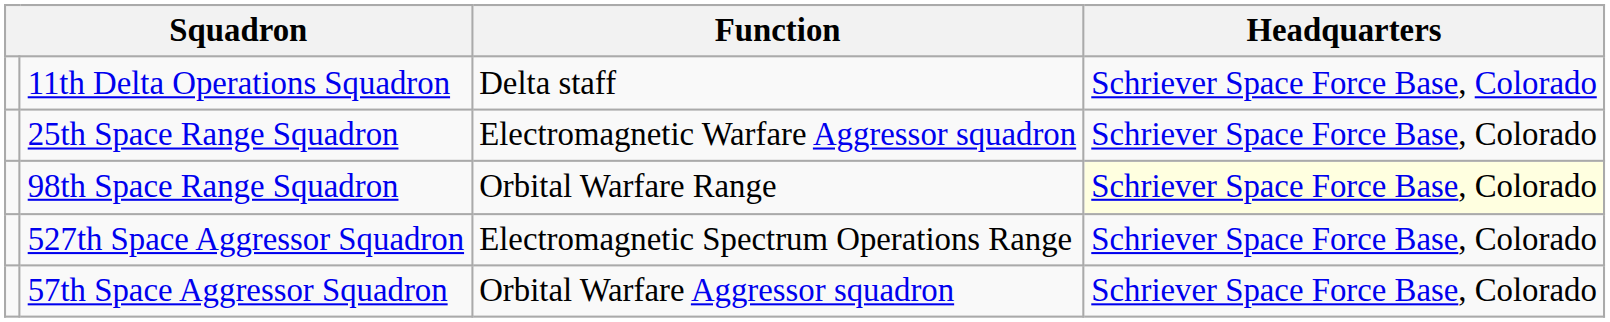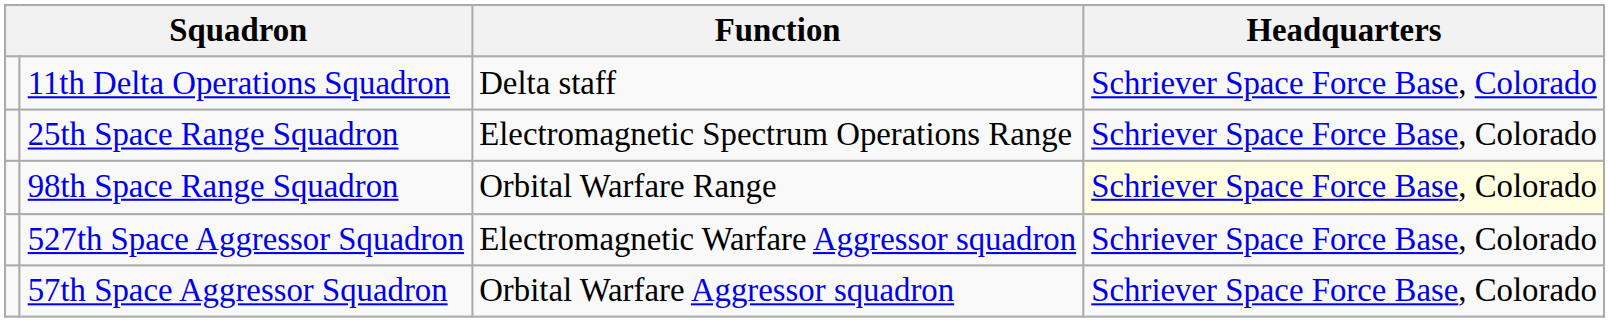(778, 134) Electromagnetic Warfare Aggressor squadron -> (776, 134) Electromagnetic Spectrum Operations Range
(776, 238) Electromagnetic Spectrum Operations Range -> (778, 238) Electromagnetic Warfare Aggressor squadron
